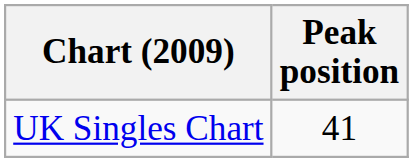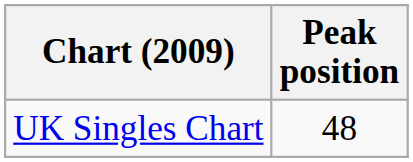(339, 127) 41 -> (339, 127) 48
